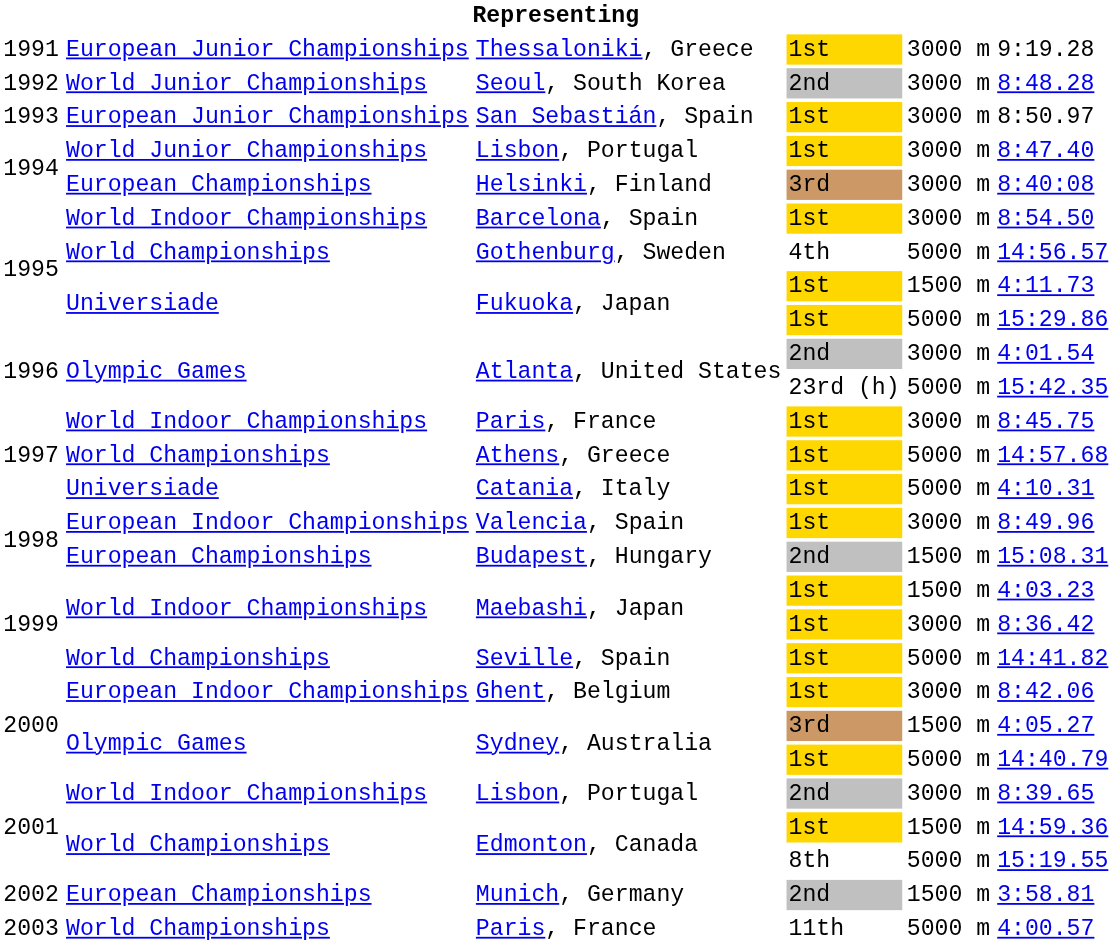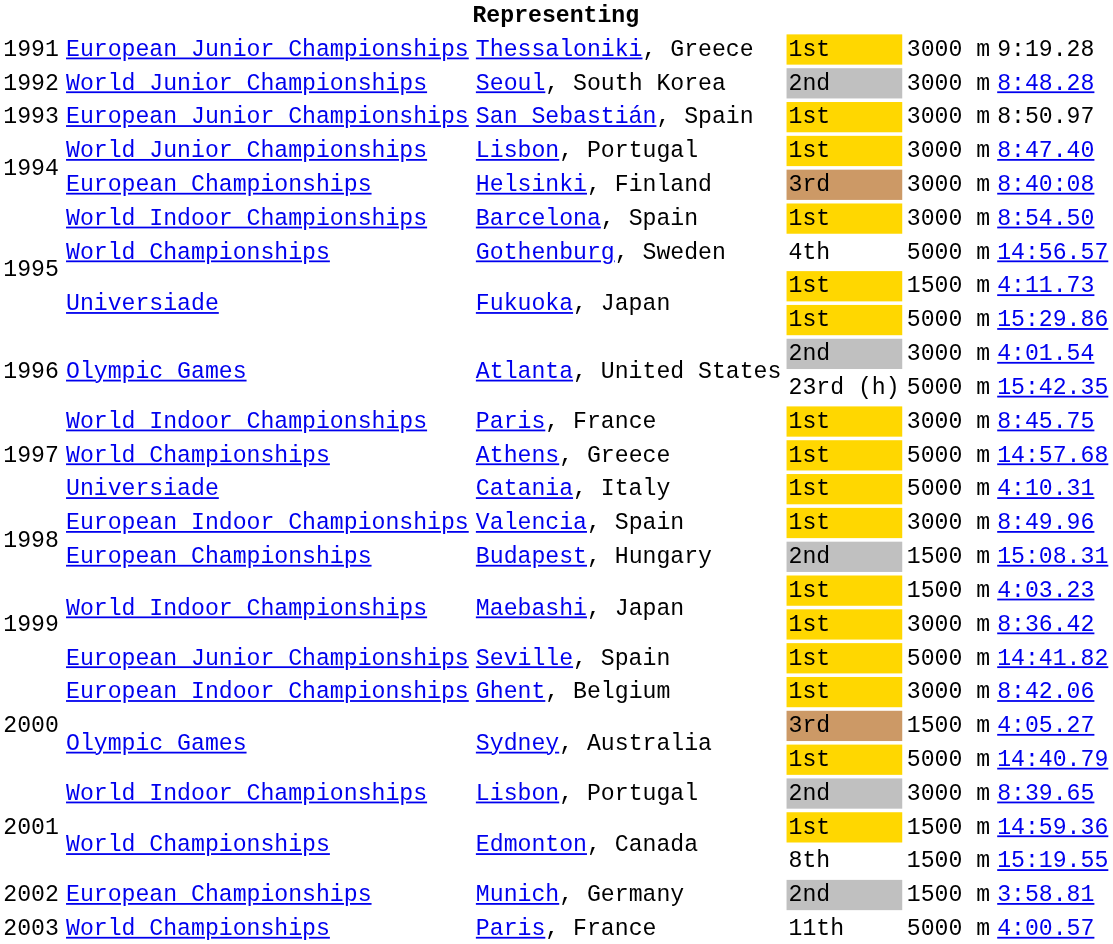(198, 658) World Championships -> (267, 658) European Junior Championships
(948, 861) 5000 m -> (948, 861) 1500 m
